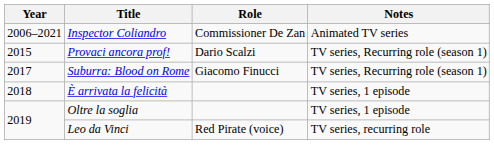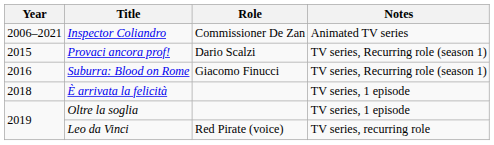(19, 71) 2017 -> (19, 71) 2016
